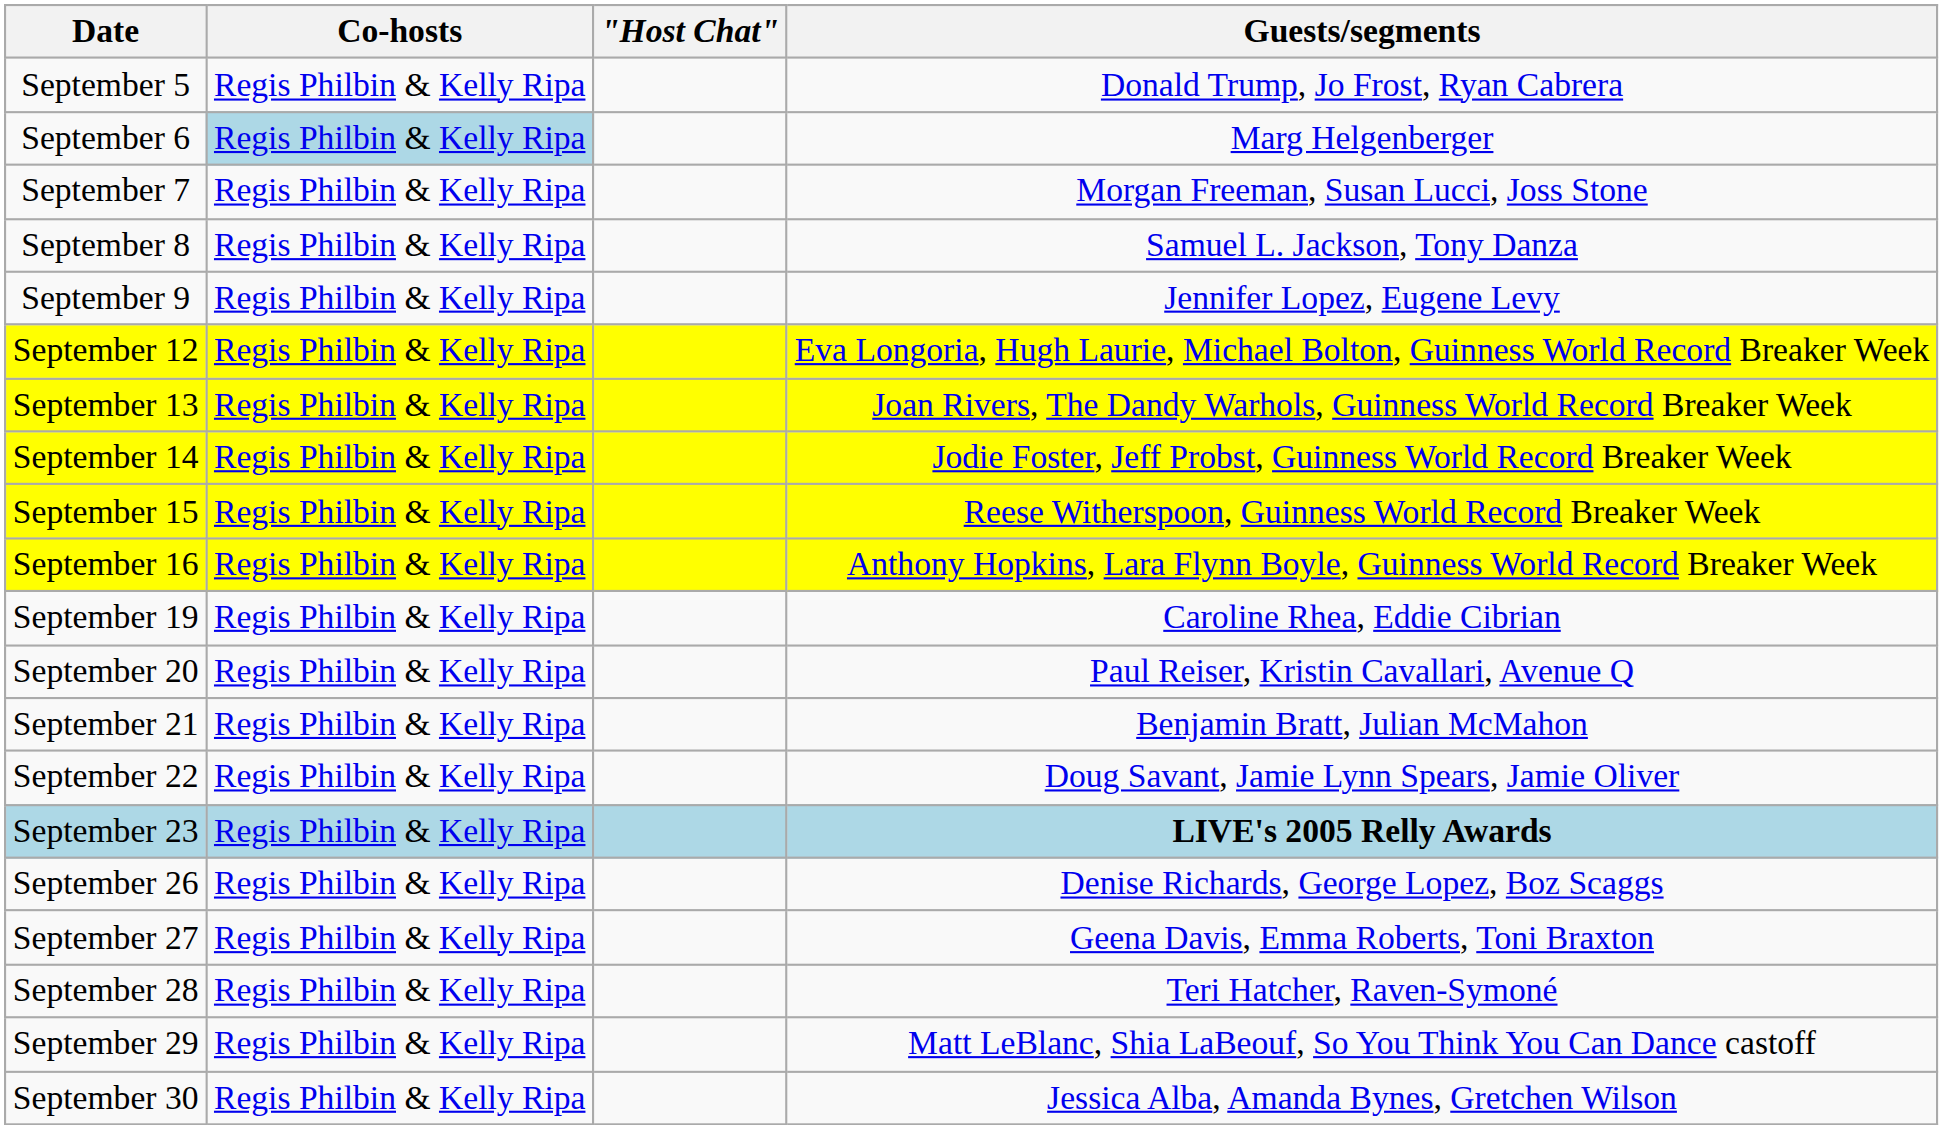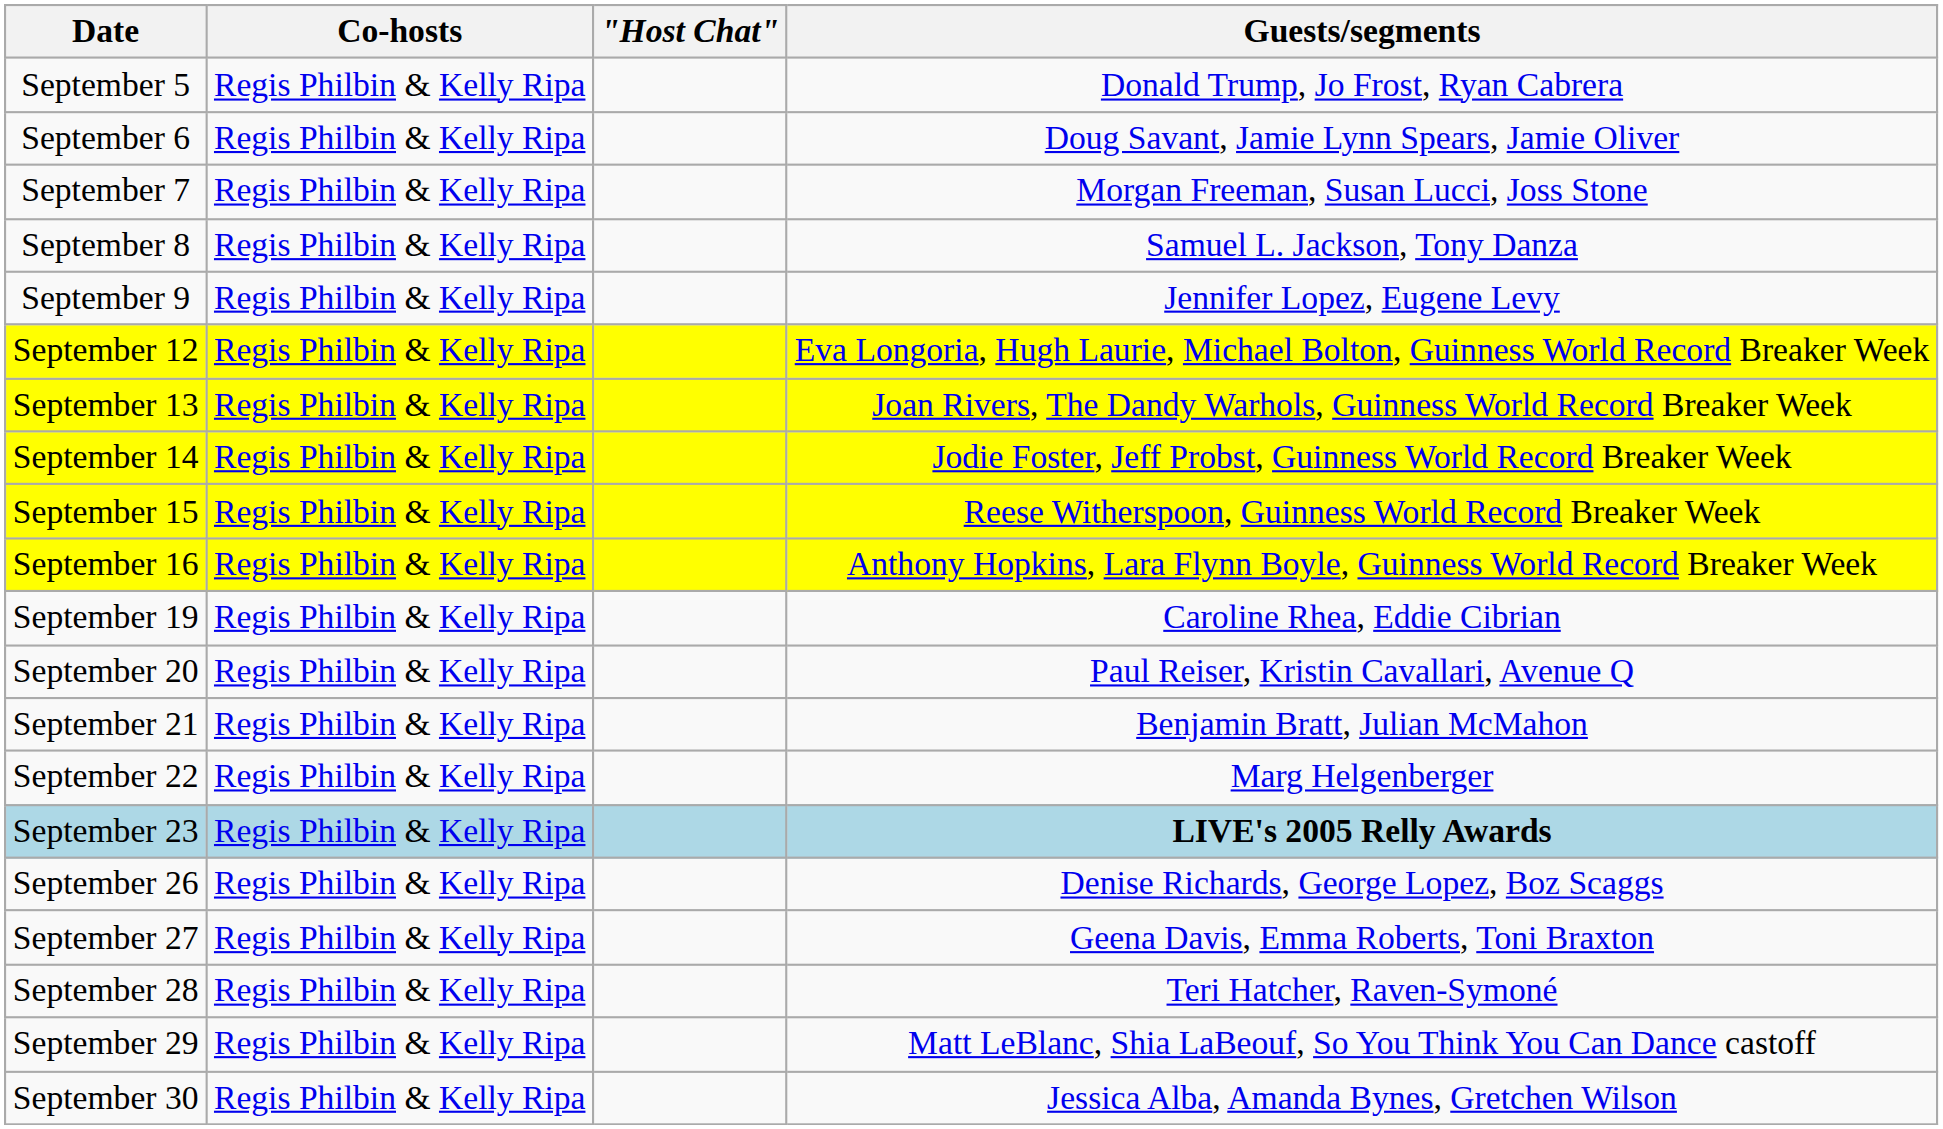(400, 137) lightblue background -> (400, 137) no background
(1362, 137) Marg Helgenberger -> (1362, 137) Doug Savant, Jamie Lynn Spears, Jamie Oliver
(1362, 777) Doug Savant, Jamie Lynn Spears, Jamie Oliver -> (1362, 777) Marg Helgenberger
